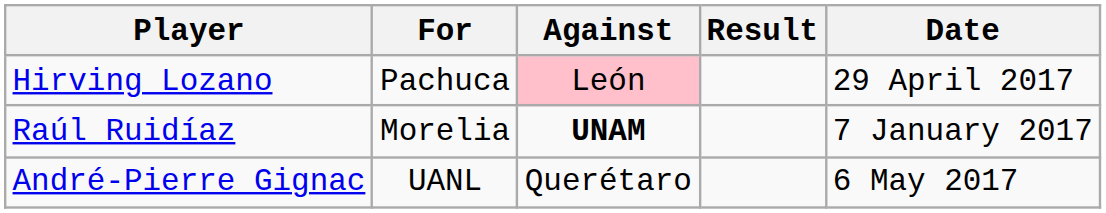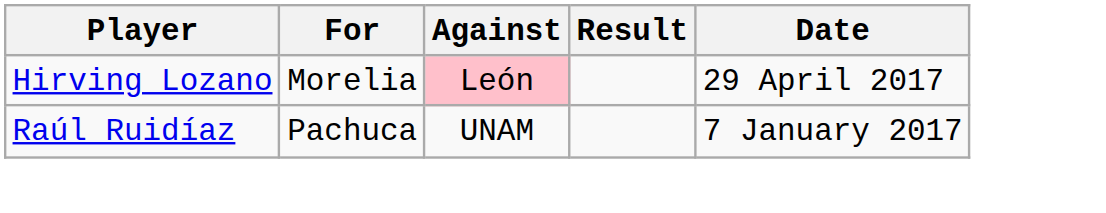(445, 81) Pachuca -> (352, 81) Morelia
(445, 131) Morelia -> (352, 131) Pachuca
(608, 131) bold -> (497, 131) normal
- row: (189, 182)
